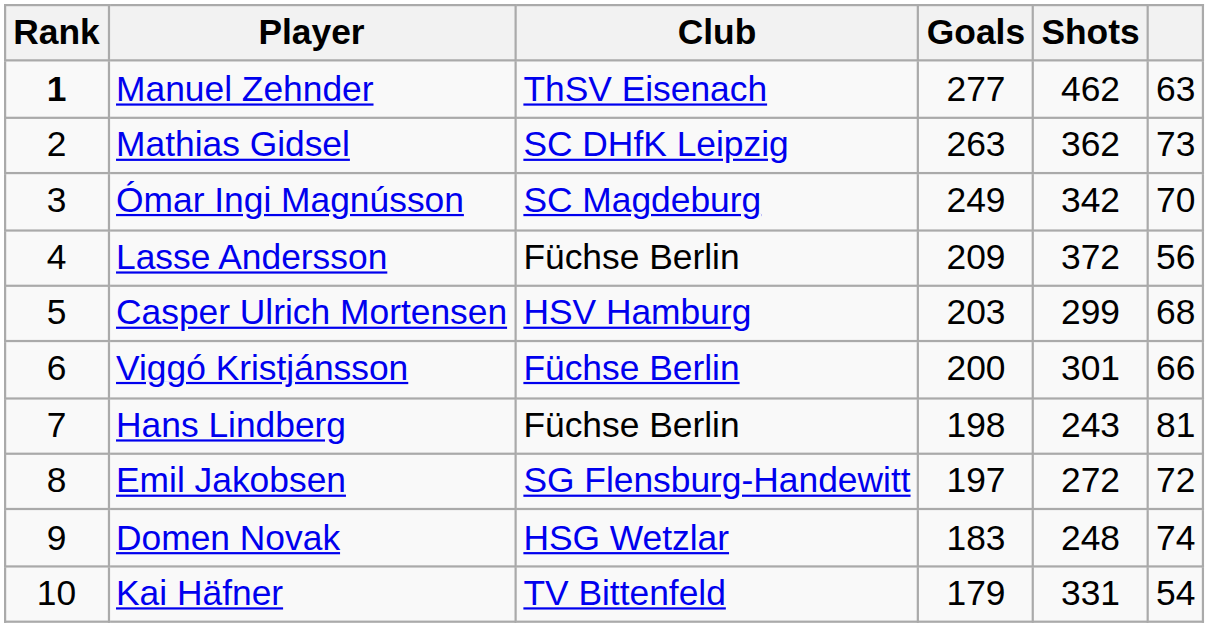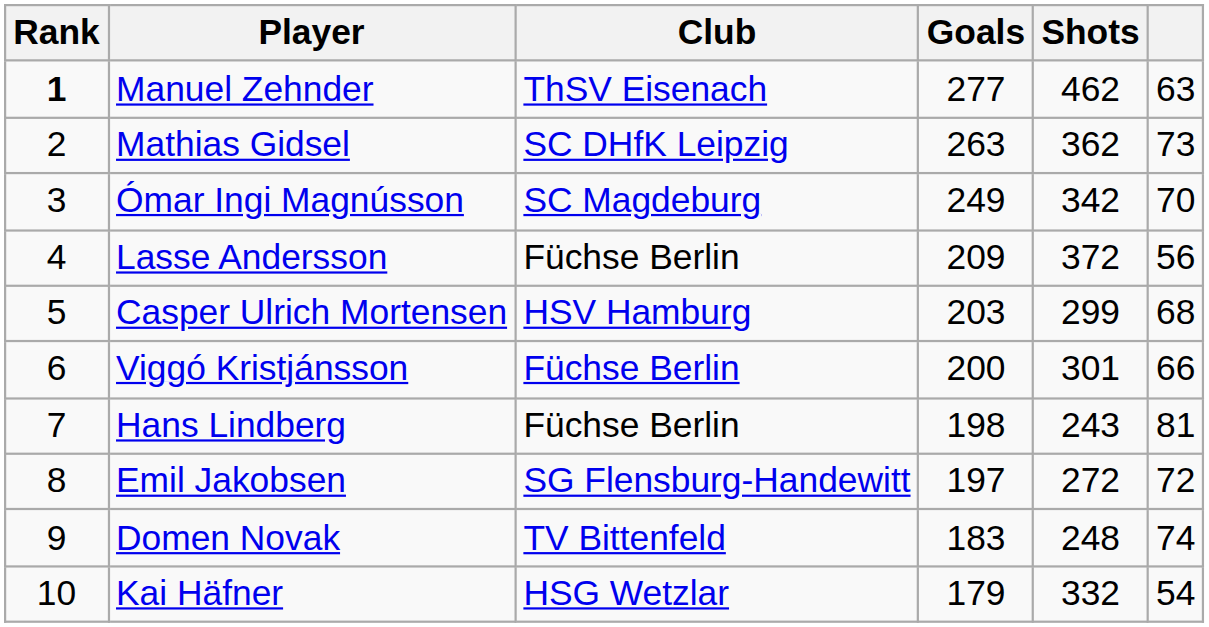(626, 537) HSG Wetzlar -> (625, 537) TV Bittenfeld
(625, 593) TV Bittenfeld -> (626, 593) HSG Wetzlar
(1091, 593) 331 -> (1091, 593) 332
